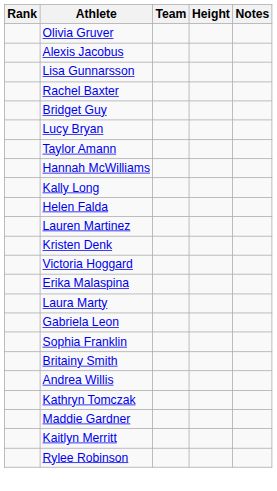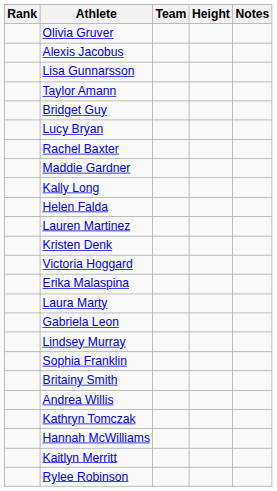rows swapped: (81, 91) <-> (79, 149)
rows swapped: (86, 419) <-> (96, 168)
+ row: (84, 341)
